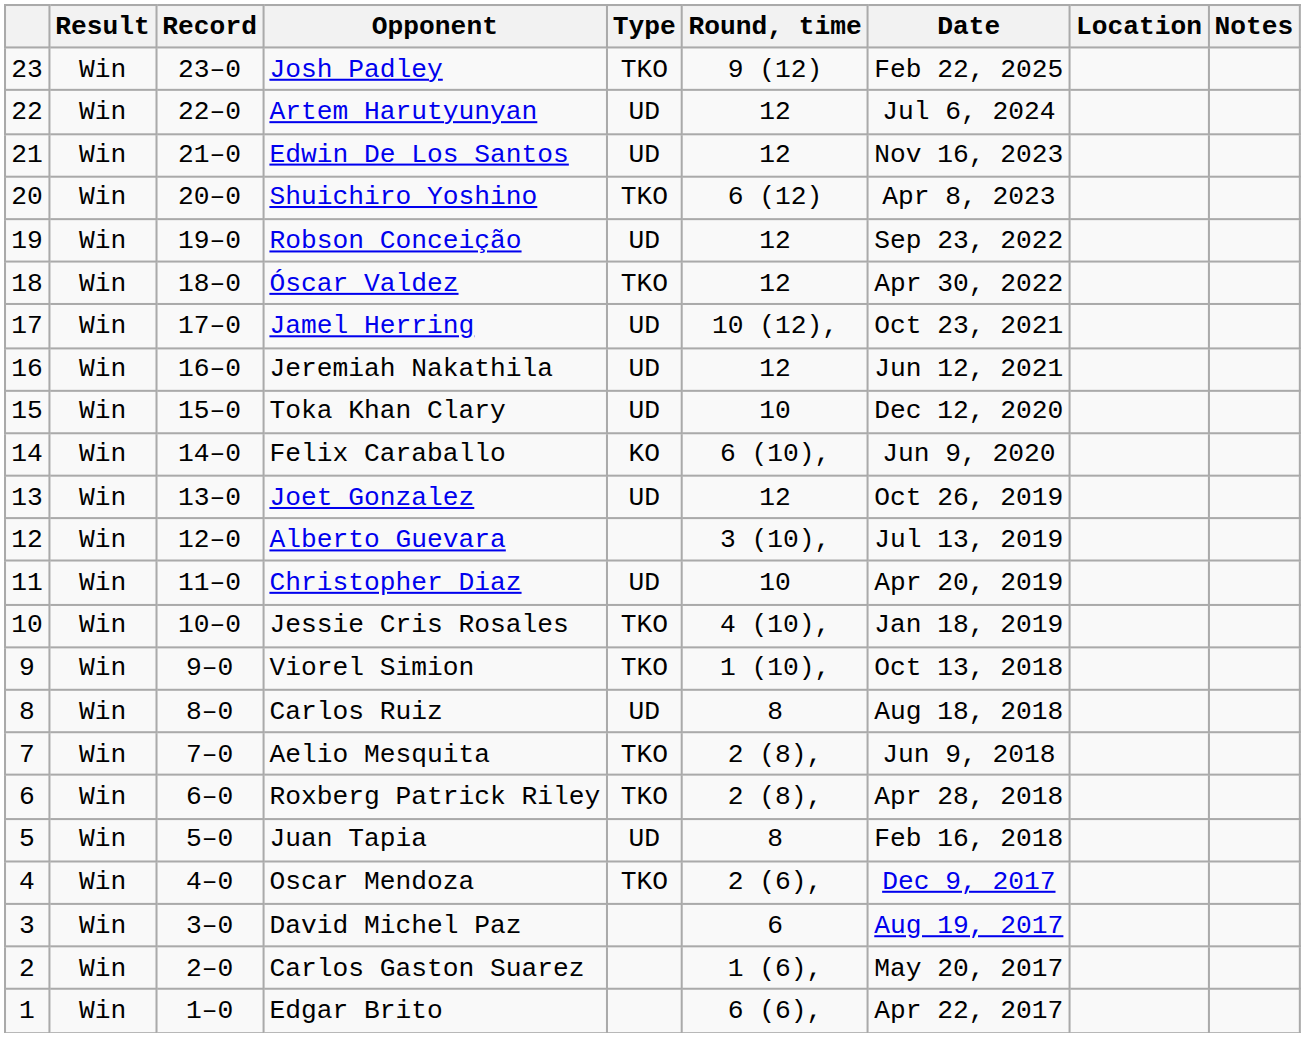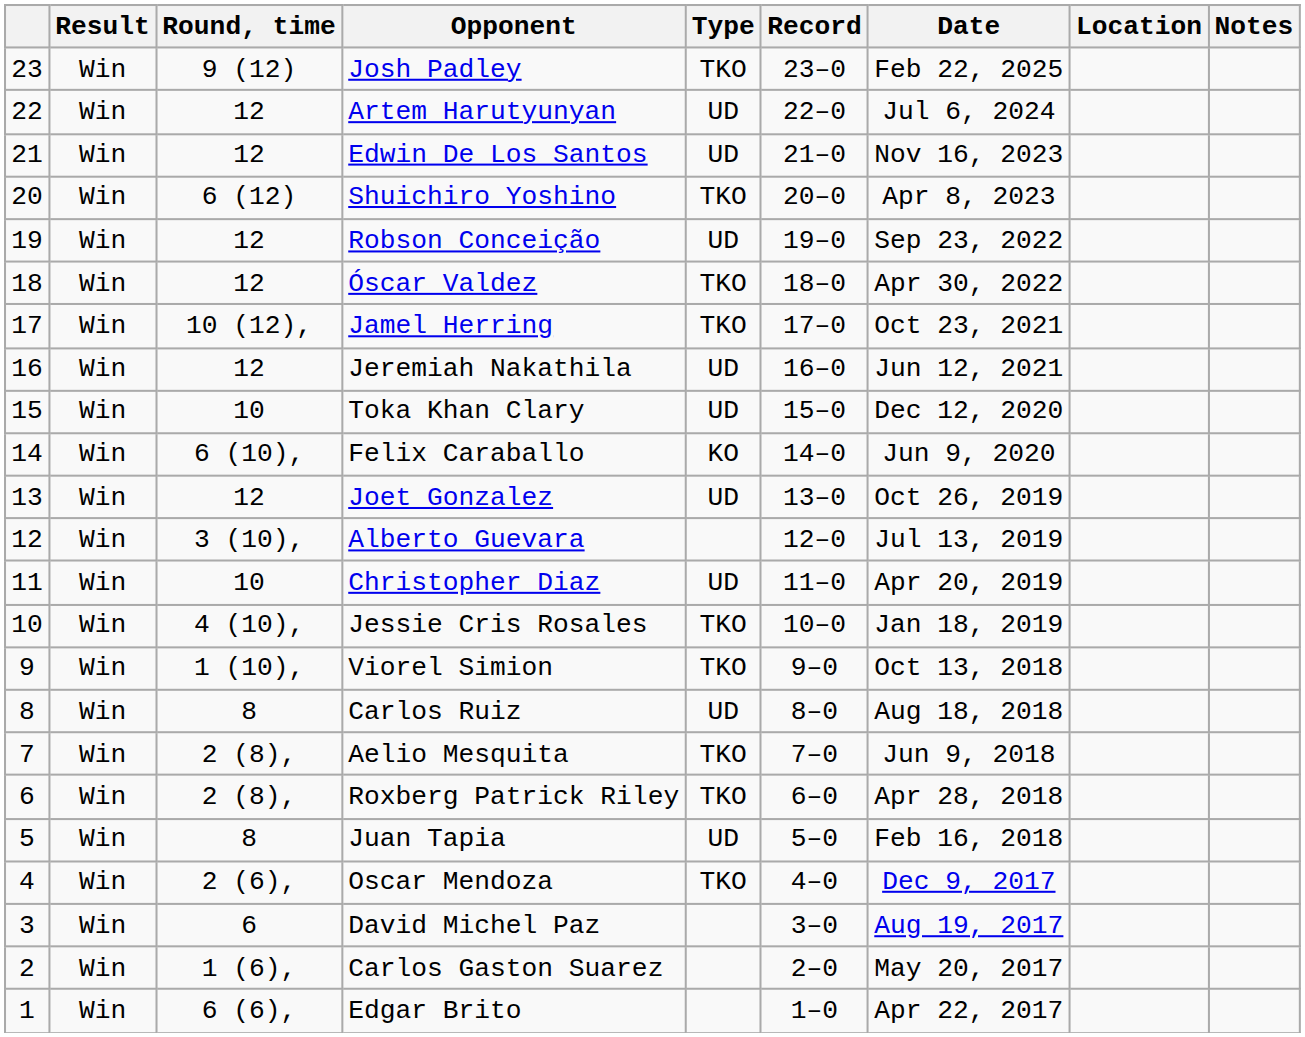columns swapped: (210, 26) <-> (775, 26)
(644, 326) UD -> (723, 326) TKO
